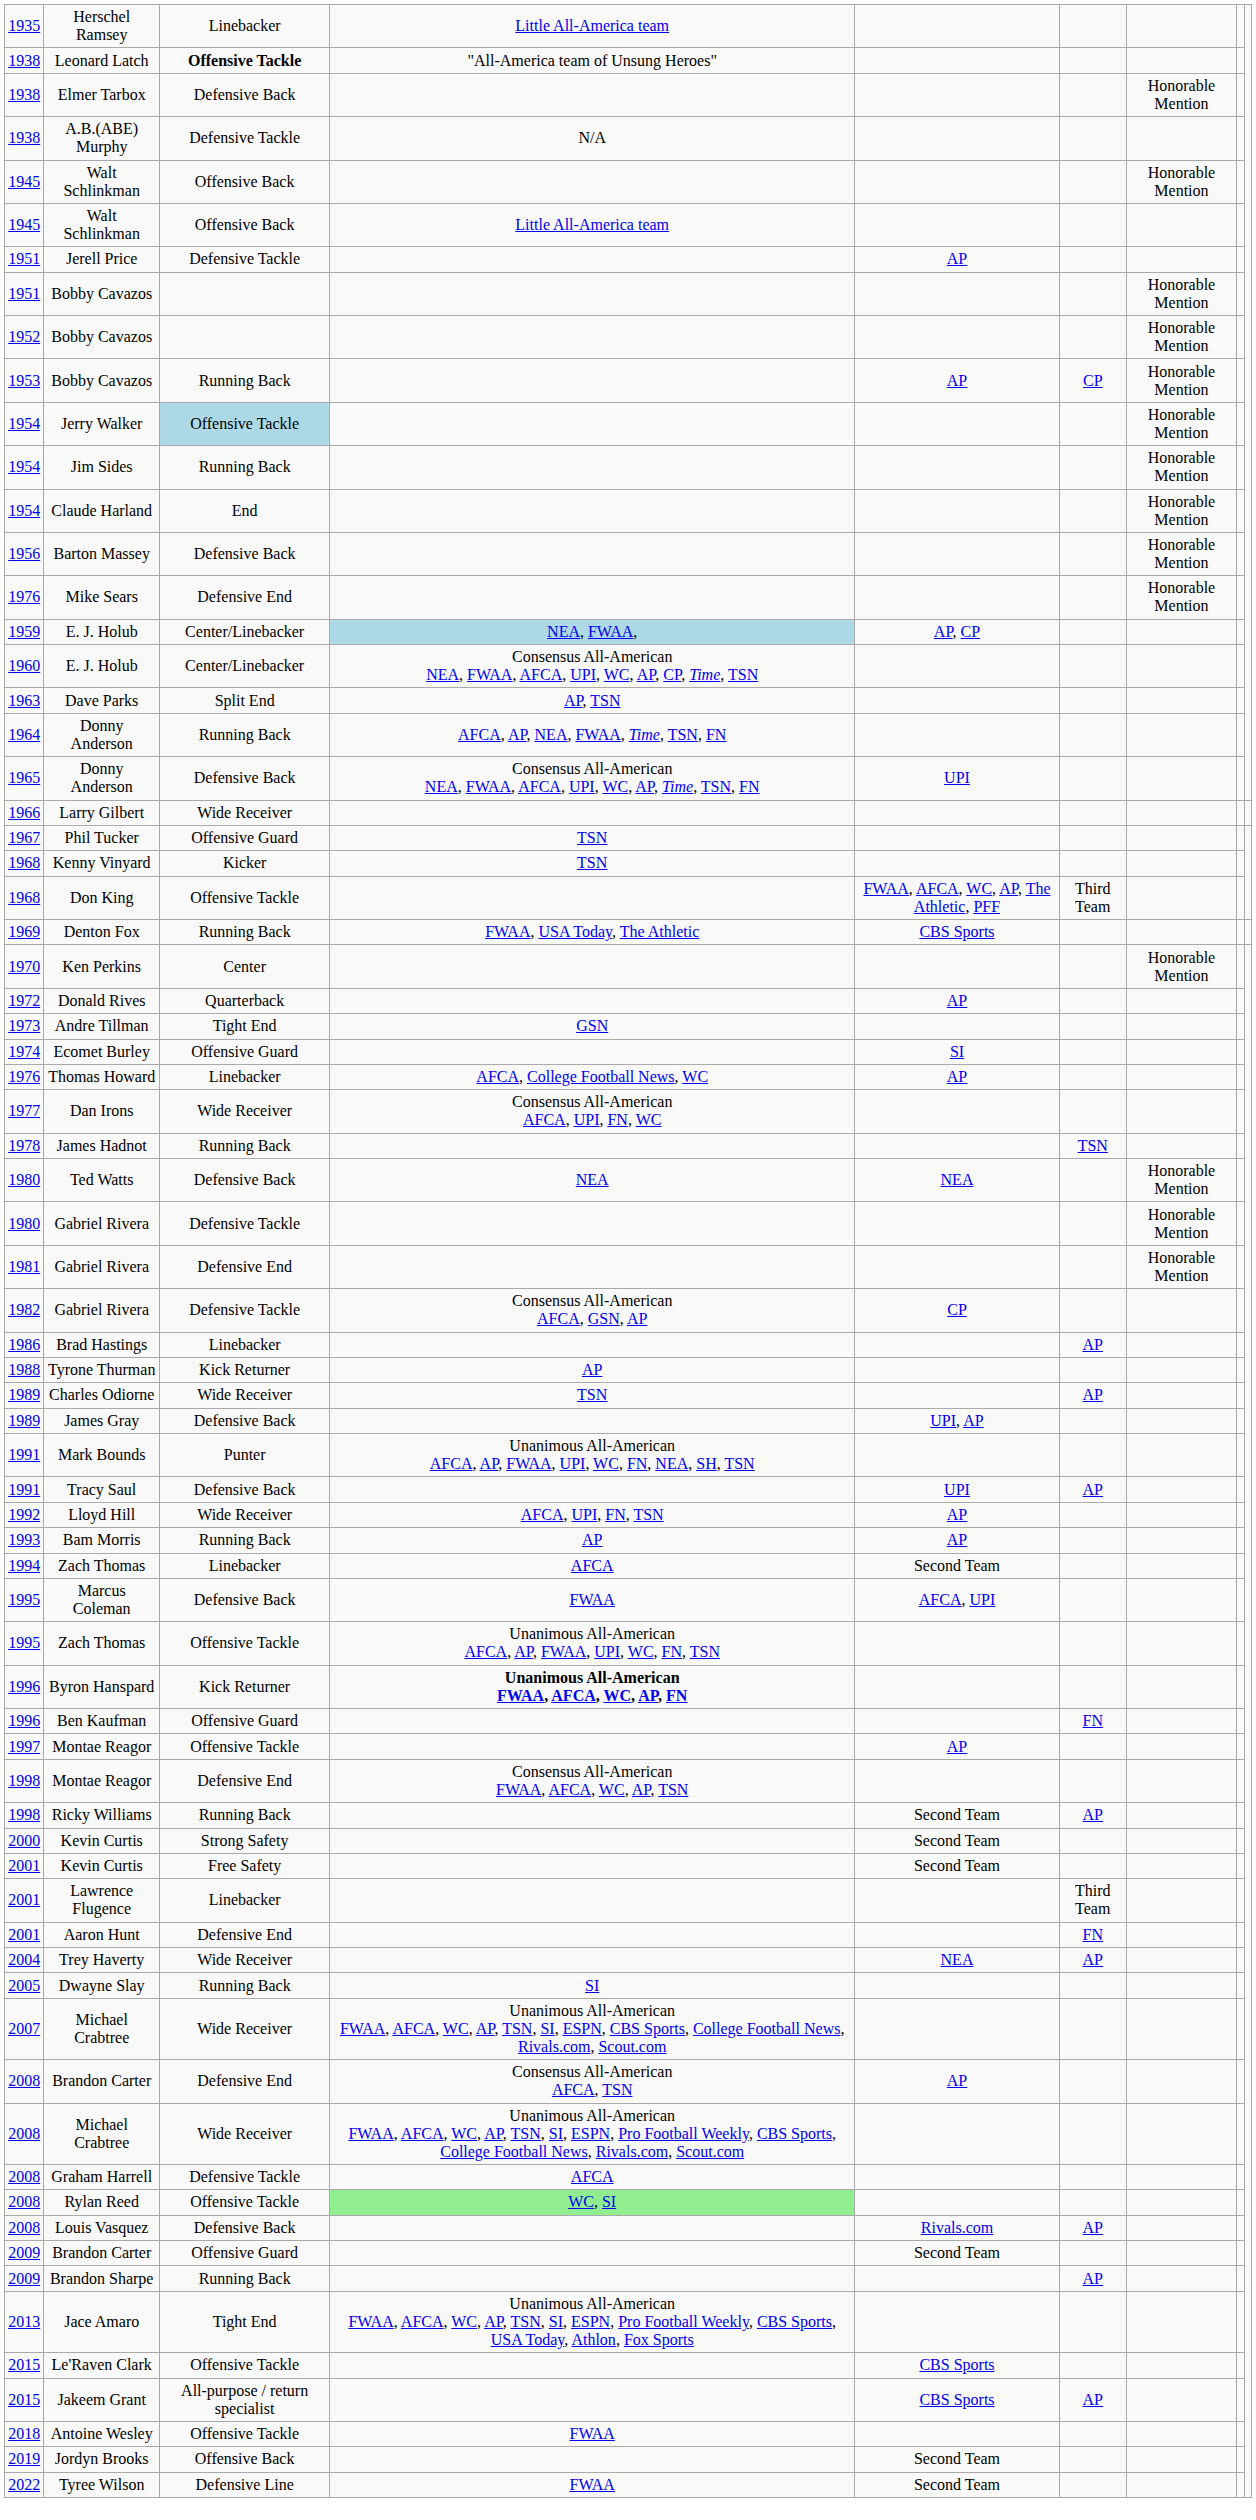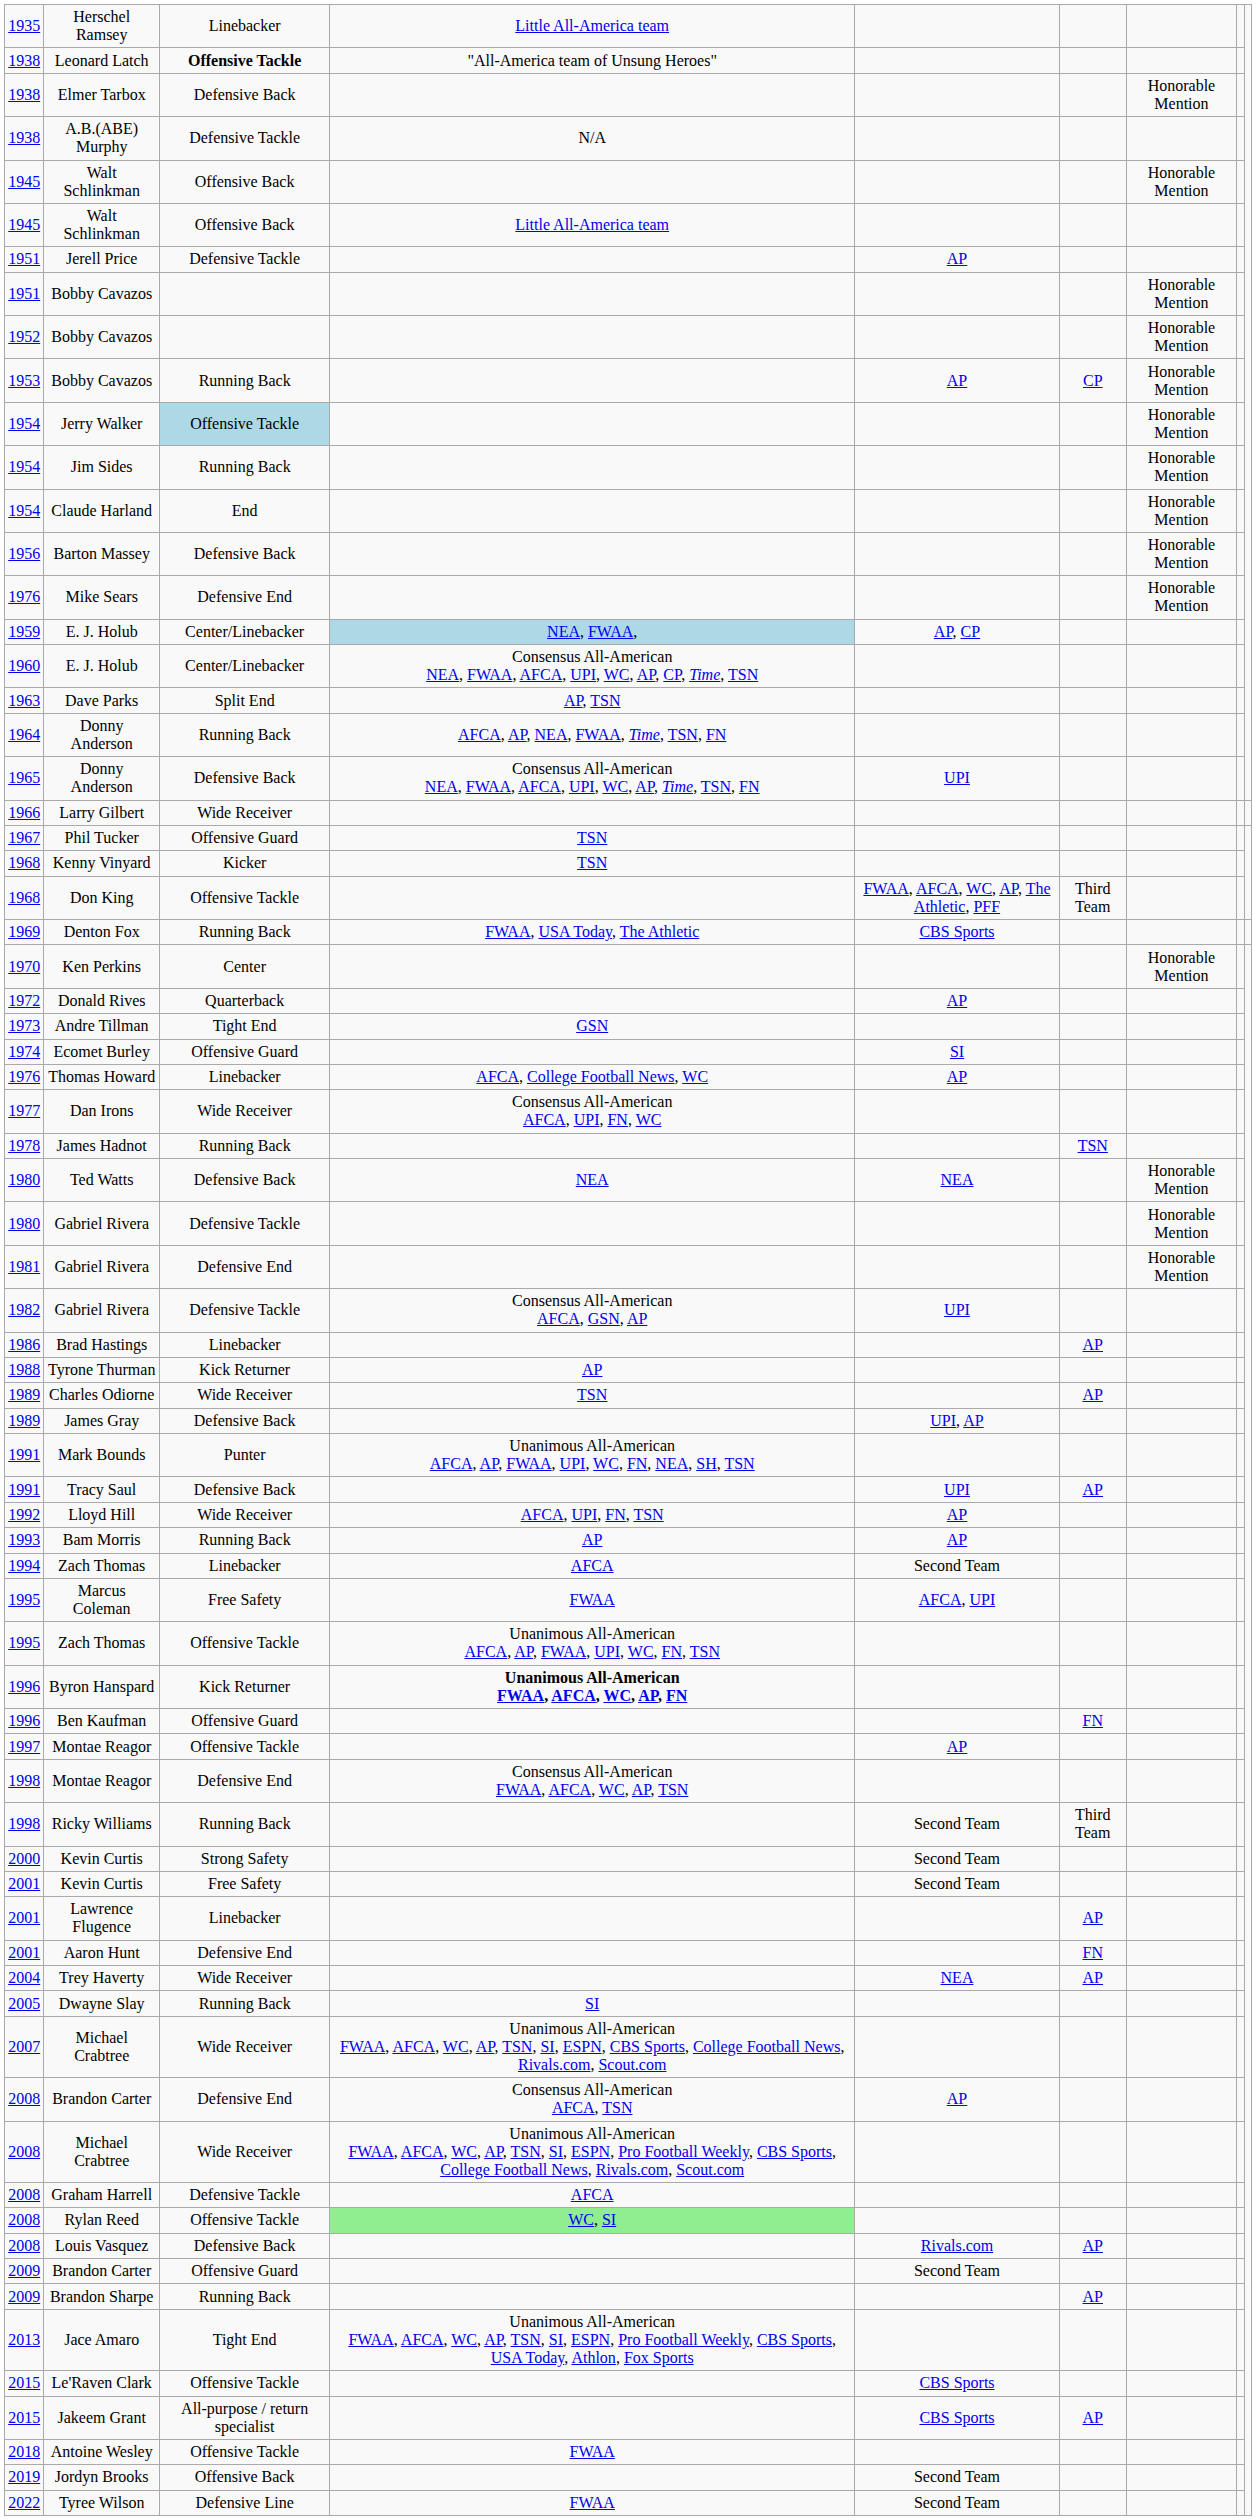(957, 1310) CP -> (957, 1310) UPI
(245, 1600) Defensive Back -> (245, 1600) Free Safety
(1093, 1815) AP -> (1093, 1824) Third Team
(1093, 1900) Third Team -> (1093, 1918) AP
